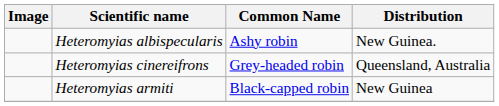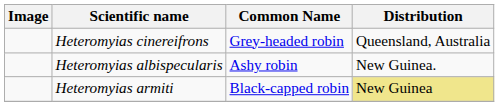rows swapped: (132, 64) <-> (139, 40)
(394, 88) no background -> (394, 88) khaki background
